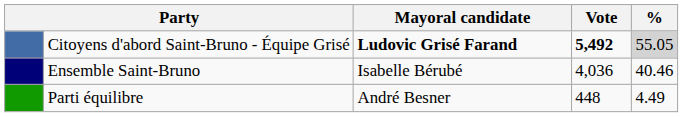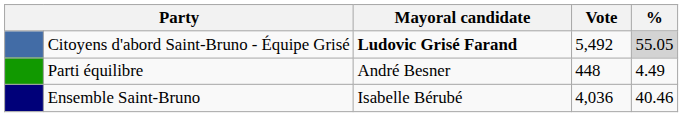(594, 44) bold -> (594, 44) normal
rows swapped: (124, 71) <-> (95, 97)
